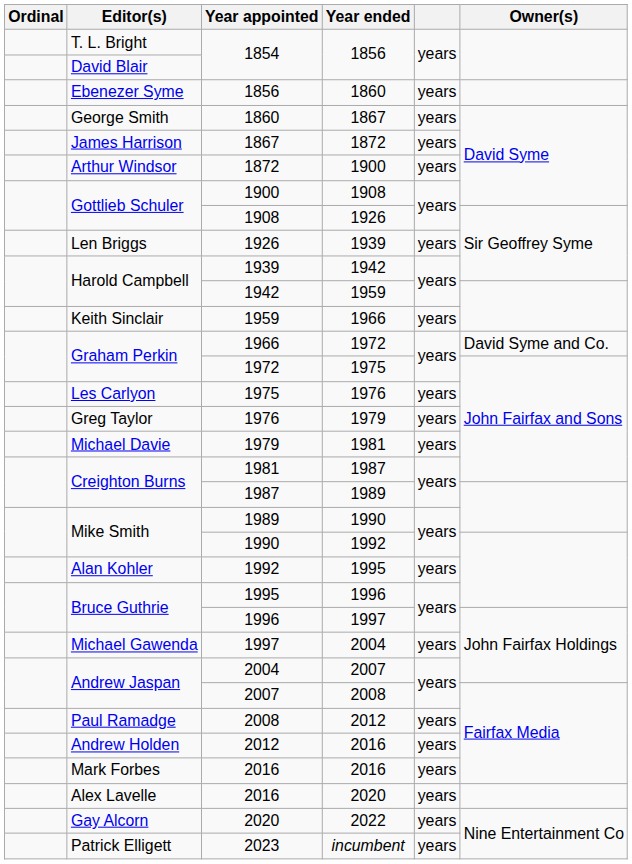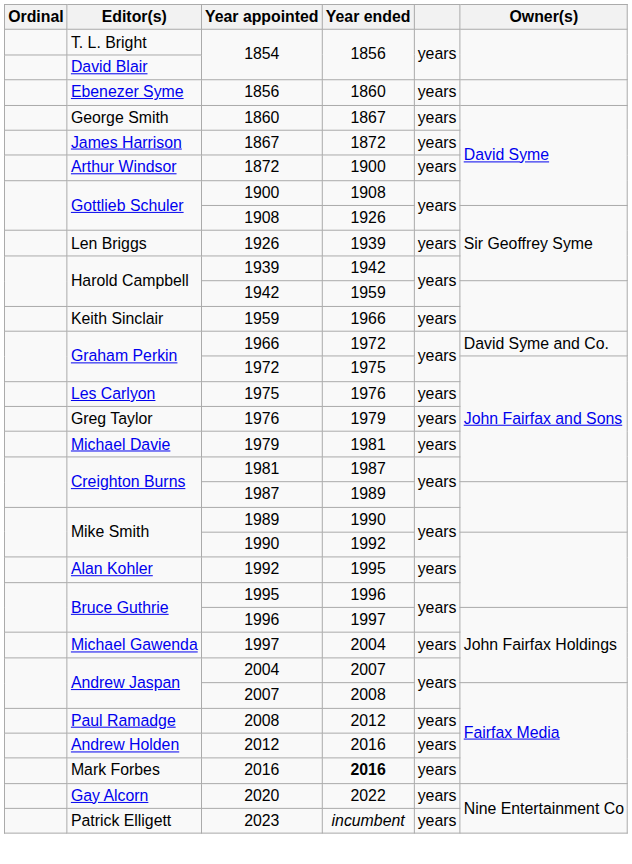(368, 770) normal -> (368, 770) bold
- row: (114, 795)
